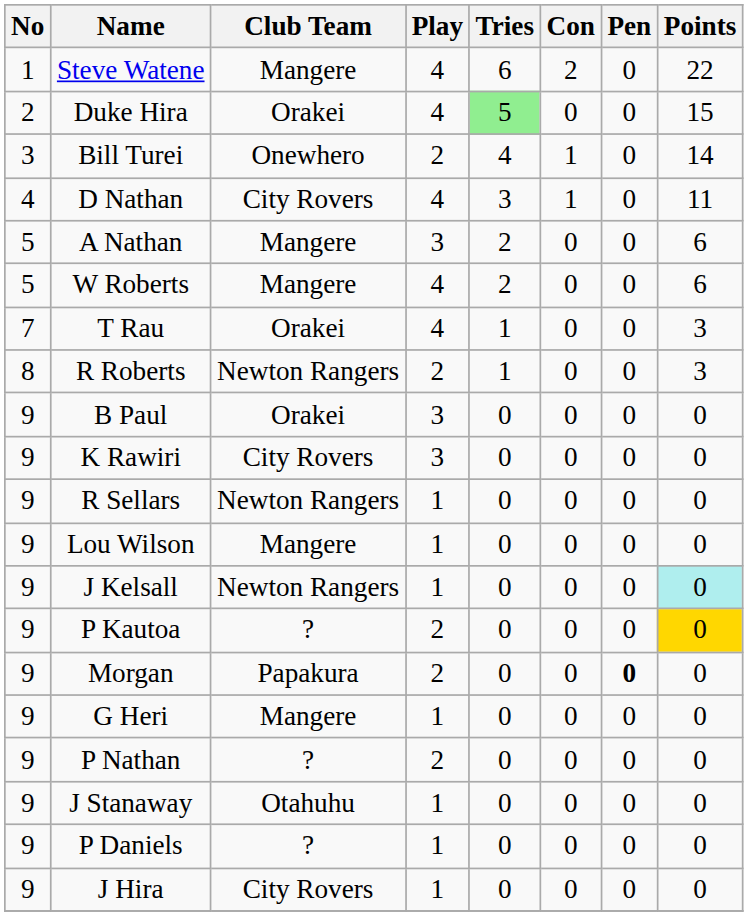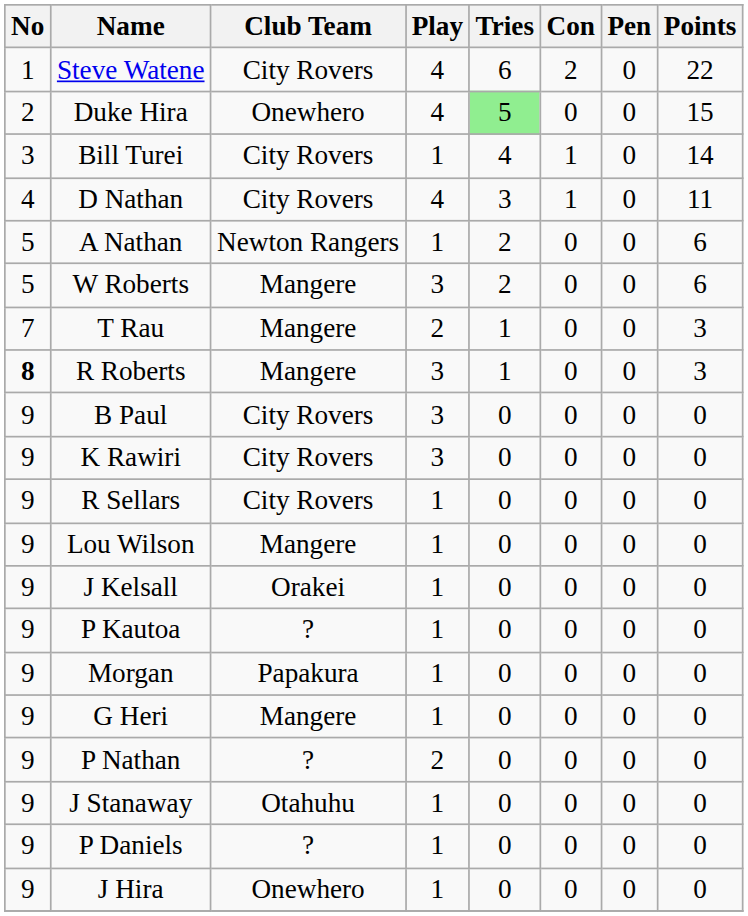(308, 69) Mangere -> (308, 69) City Rovers
(308, 112) Orakei -> (308, 112) Onewhero
(308, 155) Onewhero -> (308, 155) City Rovers
(437, 155) 2 -> (437, 155) 1
(308, 241) Mangere -> (308, 241) Newton Rangers
(437, 241) 3 -> (437, 241) 1
(437, 284) 4 -> (437, 284) 3
(308, 328) Orakei -> (308, 328) Mangere
(437, 328) 4 -> (437, 328) 2
(28, 371) normal -> (28, 371) bold
(308, 371) Newton Rangers -> (308, 371) Mangere
(437, 371) 2 -> (437, 371) 3
(308, 414) Orakei -> (308, 414) City Rovers
(308, 500) Newton Rangers -> (308, 500) City Rovers
(308, 586) Newton Rangers -> (308, 586) Orakei
(700, 586) paleturquoise background -> (700, 586) no background
(437, 629) 2 -> (437, 629) 1
(700, 629) gold background -> (700, 629) no background
(437, 673) 2 -> (437, 673) 1
(629, 673) bold -> (629, 673) normal
(308, 888) City Rovers -> (308, 888) Onewhero
